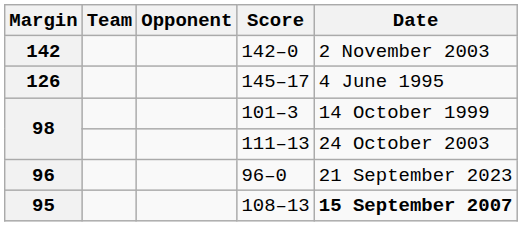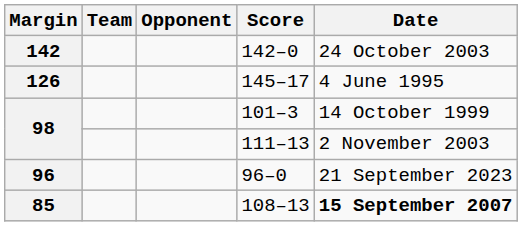(404, 51) 2 November 2003 -> (404, 51) 24 October 2003
(404, 144) 24 October 2003 -> (404, 144) 2 November 2003
(43, 206) 95 -> (43, 206) 85
